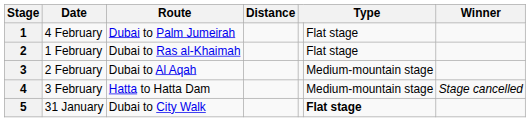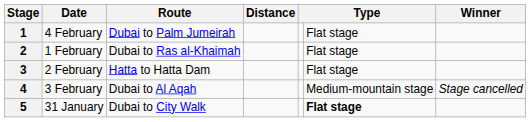(153, 70) Dubai to Al Aqah -> (160, 70) Hatta to Hatta Dam
(370, 70) Medium-mountain stage -> (332, 70) Flat stage
(160, 88) Hatta to Hatta Dam -> (153, 88) Dubai to Al Aqah
